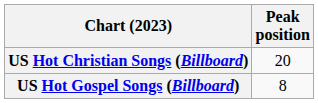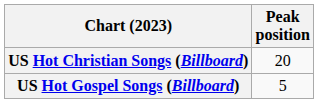(283, 85) 8 -> (283, 85) 5
